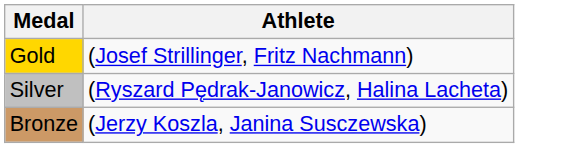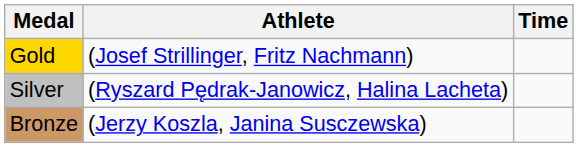+ column: (543, 21)
